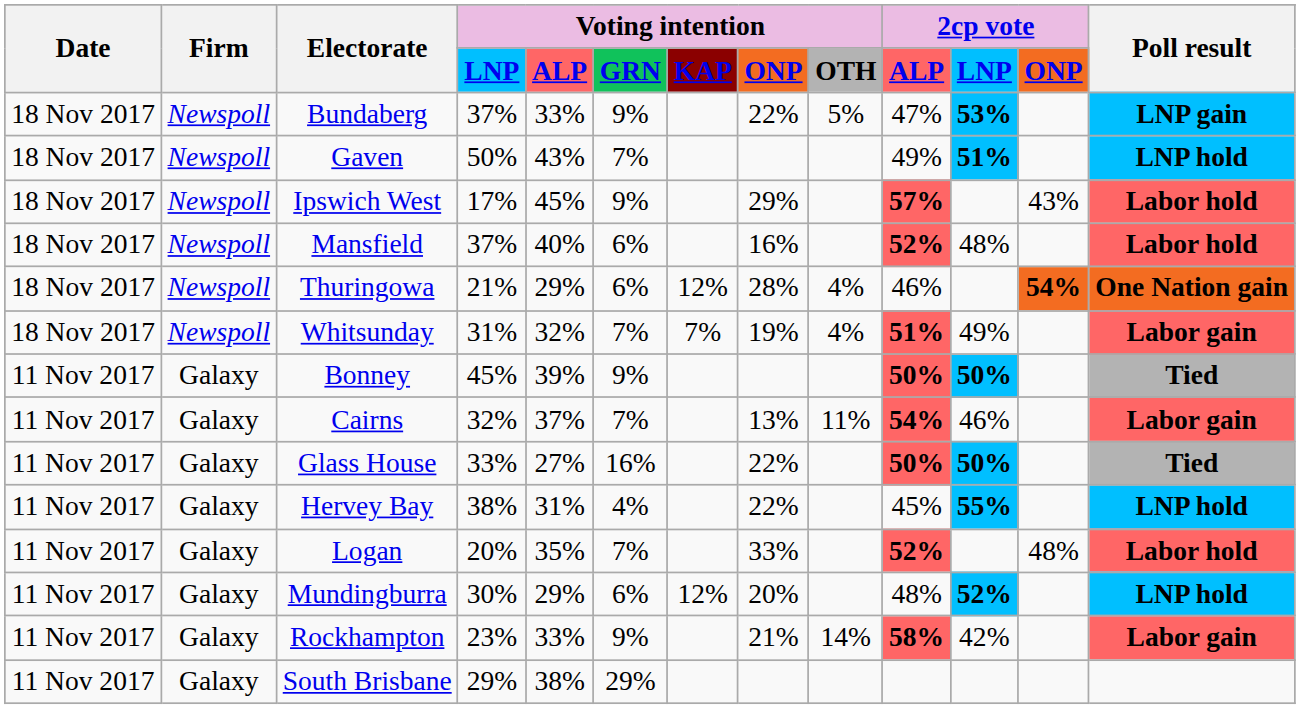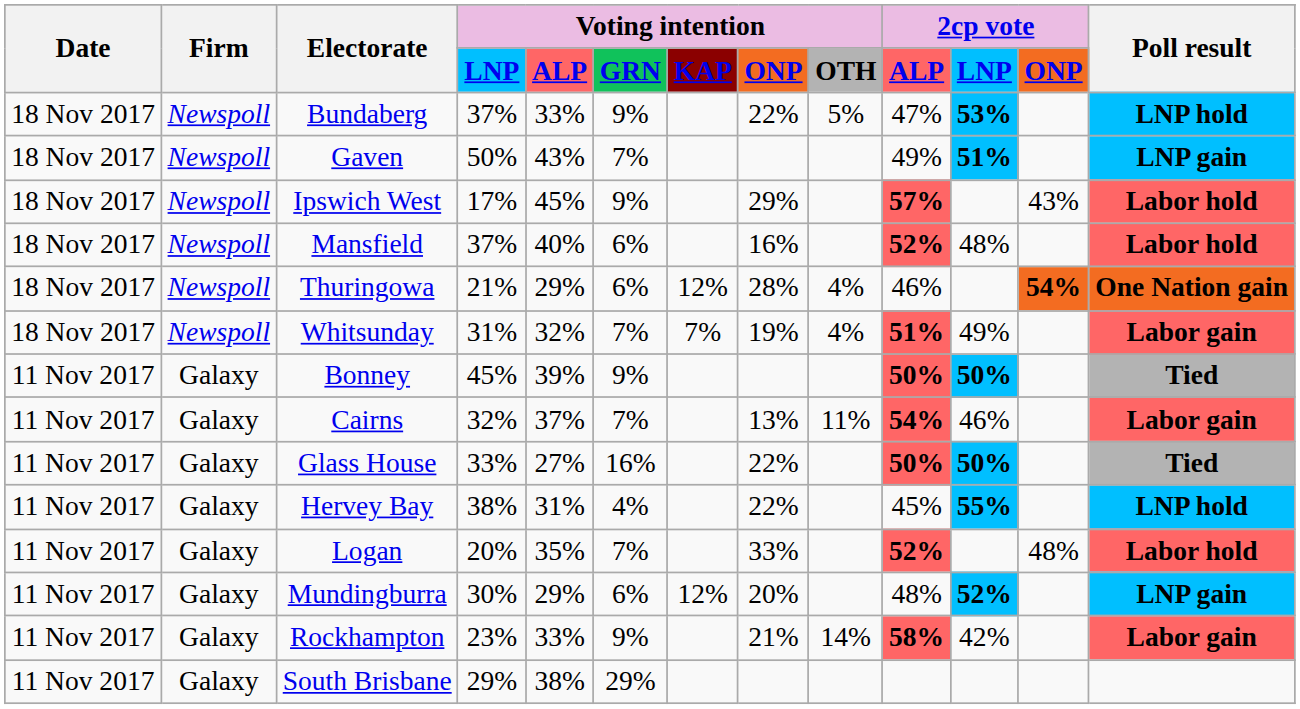(1192, 113) LNP gain -> (1192, 113) LNP hold
(1192, 157) LNP hold -> (1192, 157) LNP gain
(1192, 593) LNP hold -> (1192, 593) LNP gain
